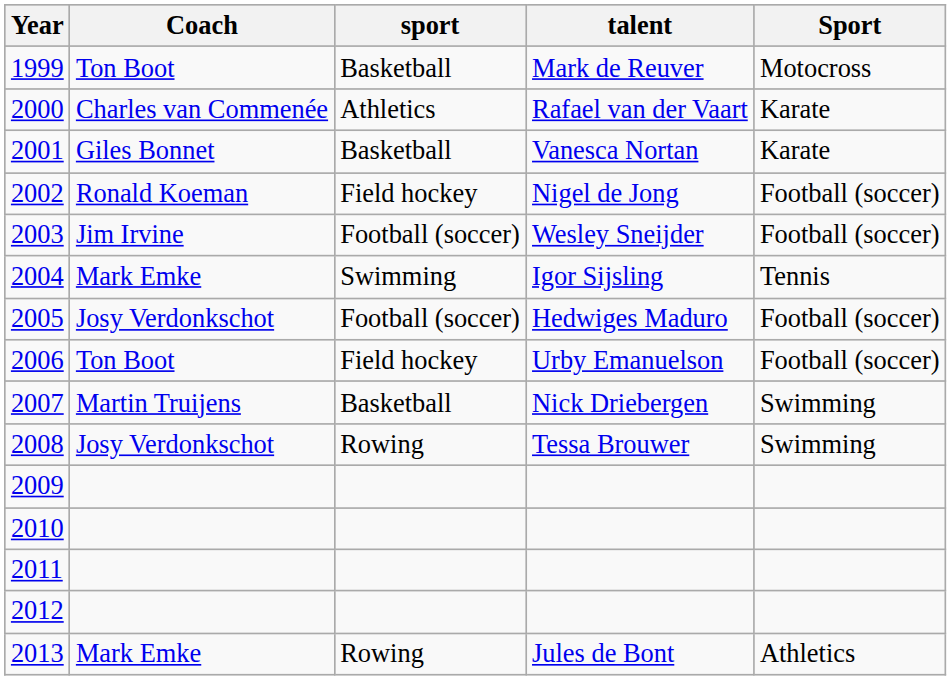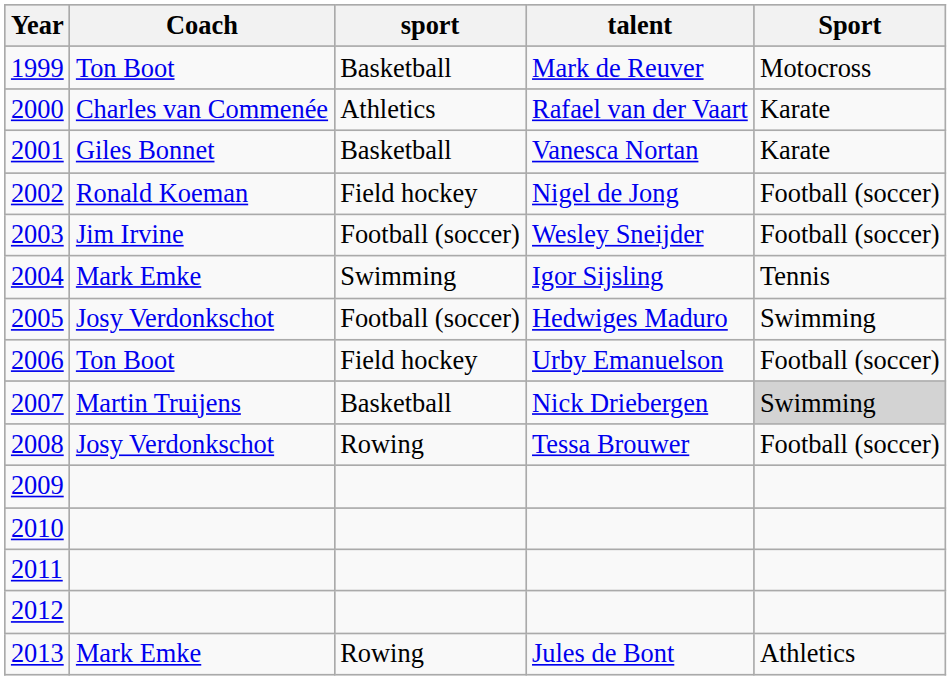(850, 318) Football (soccer) -> (818, 318) Swimming
(818, 402) no background -> (818, 402) lightgrey background
(818, 444) Swimming -> (850, 444) Football (soccer)
